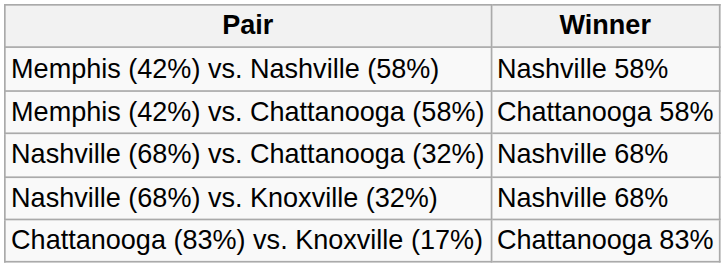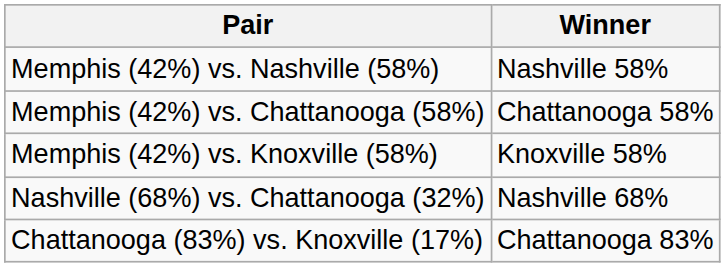+ row: (224, 154)
- row: (224, 197)
